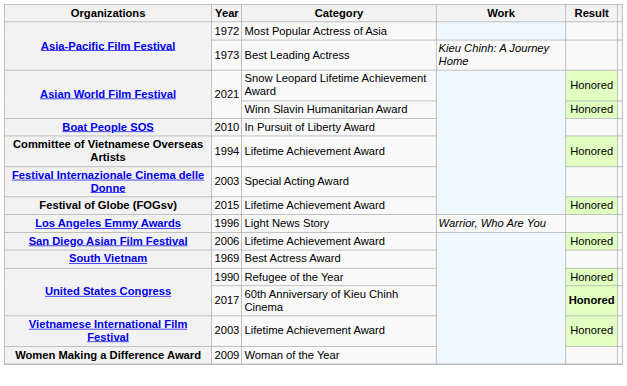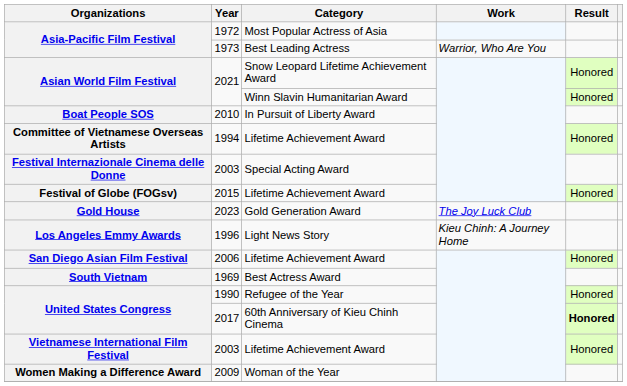(494, 55) Kieu Chinh: A Journey Home -> (492, 48) Warrior, Who Are You
+ row: (227, 211)
(492, 223) Warrior, Who Are You -> (494, 235) Kieu Chinh: A Journey Home
